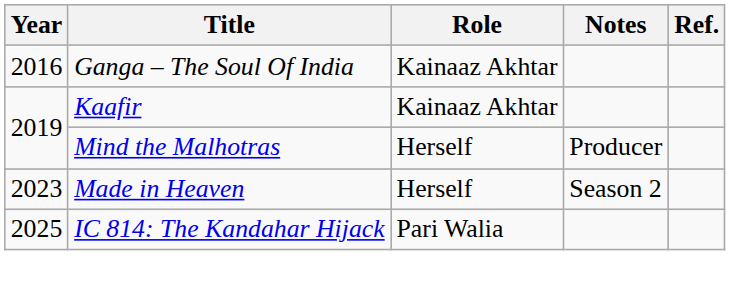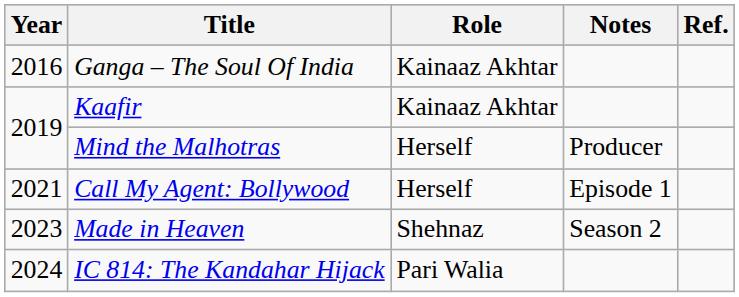+ row: (212, 188)
(434, 188) Herself -> (440, 229) Shehnaz
(37, 229) 2025 -> (37, 270) 2024
